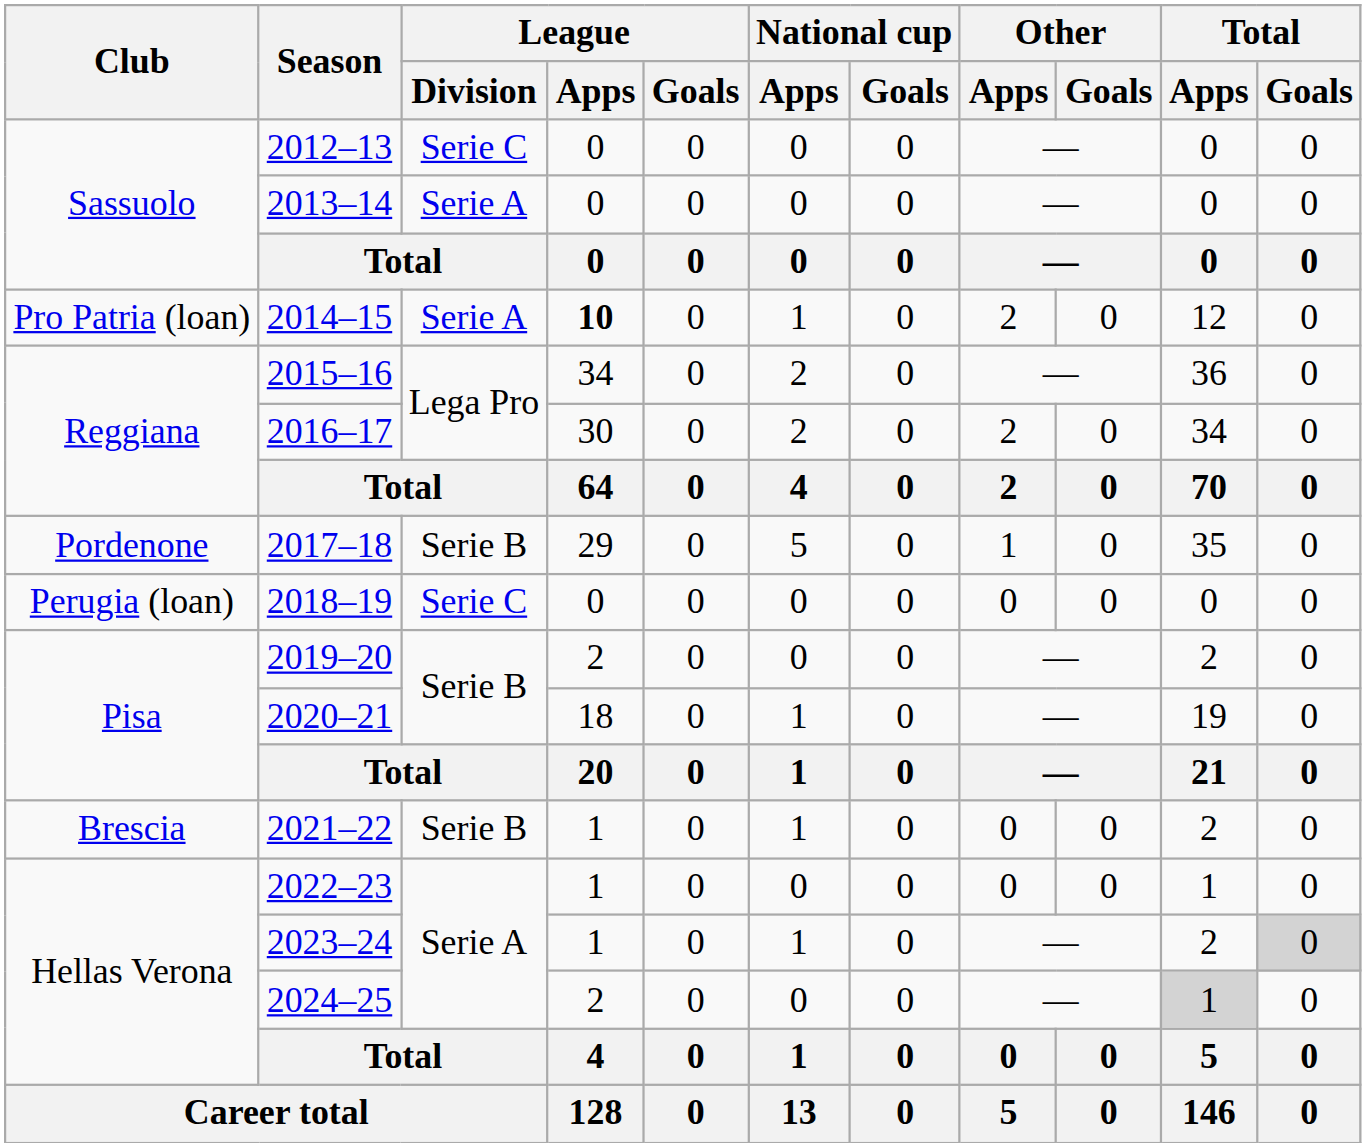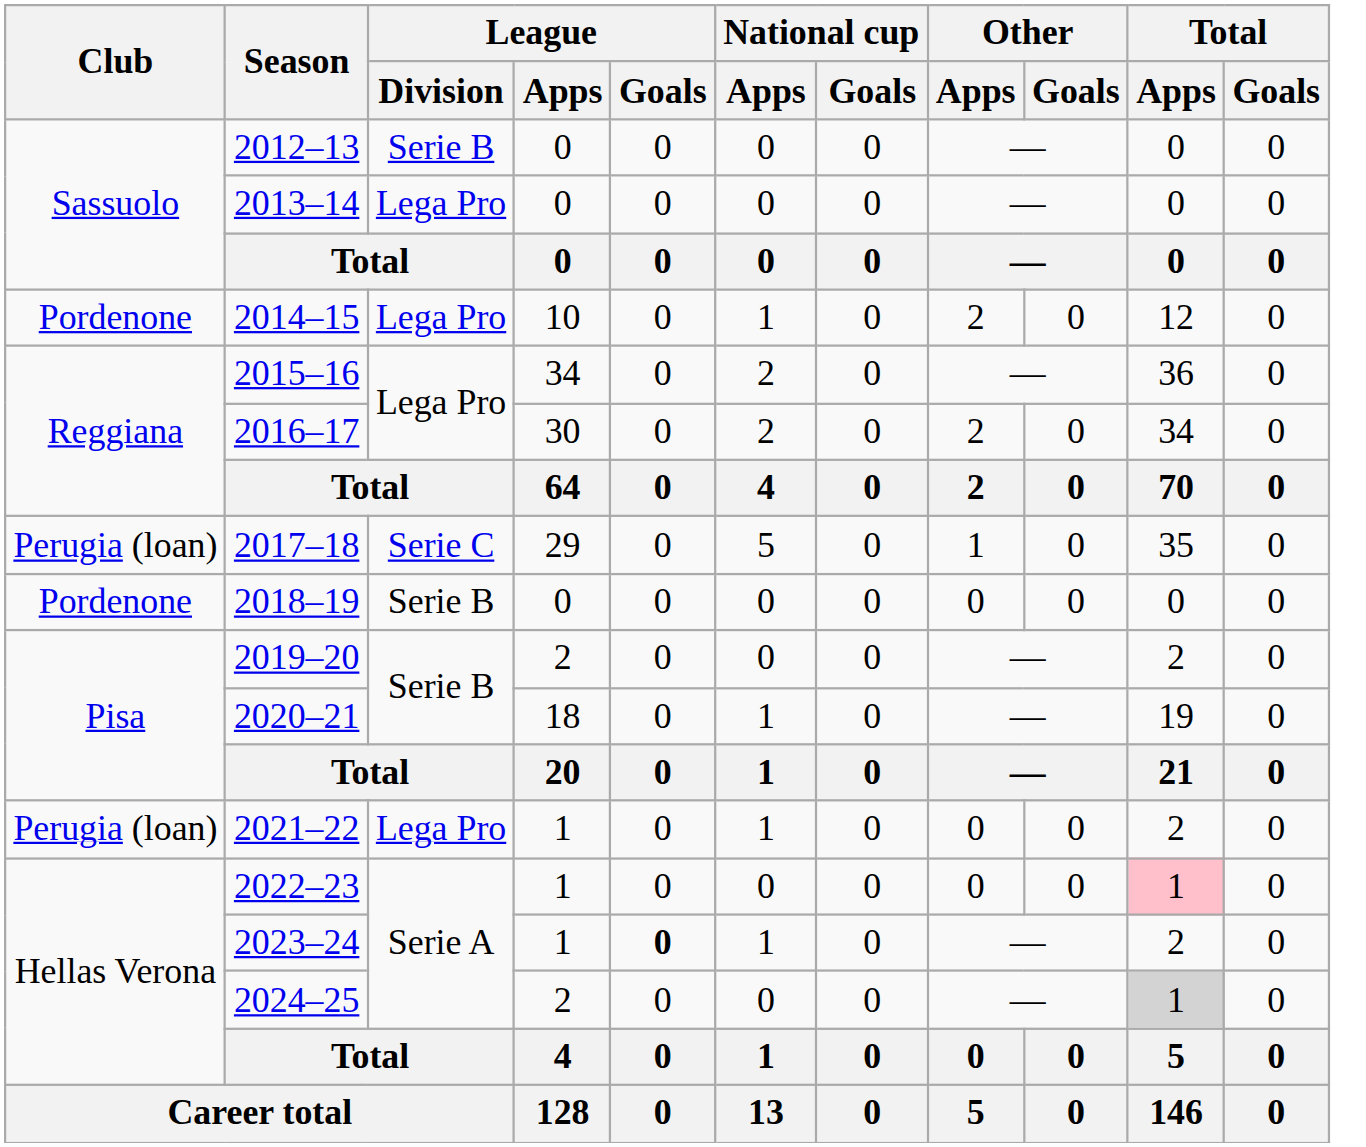(474, 146) Serie C -> (441, 146) Serie B
(474, 203) Serie A -> (441, 203) Lega Pro
(132, 317) Pro Patria (loan) -> (115, 317) Pordenone
(474, 317) Serie A -> (441, 317) Lega Pro
(595, 317) bold -> (563, 317) normal
(132, 544) Pordenone -> (115, 544) Perugia (loan)
(474, 544) Serie B -> (441, 544) Serie C
(132, 601) Perugia (loan) -> (115, 601) Pordenone
(474, 601) Serie C -> (441, 601) Serie B
(132, 828) Brescia -> (115, 828) Perugia (loan)
(474, 828) Serie B -> (441, 828) Lega Pro
(1209, 885) no background -> (1176, 885) pink background
(696, 942) normal -> (663, 942) bold
(1309, 942) lightgrey background -> (1276, 942) no background
